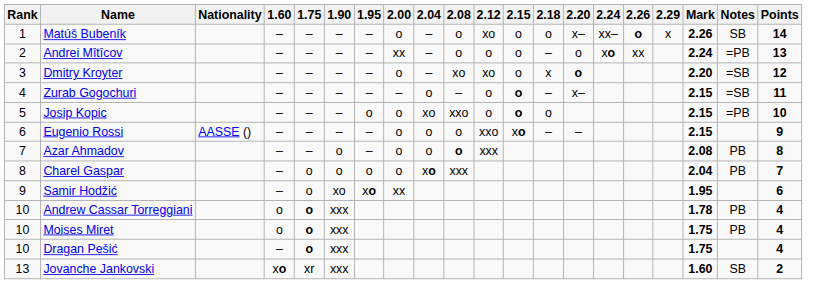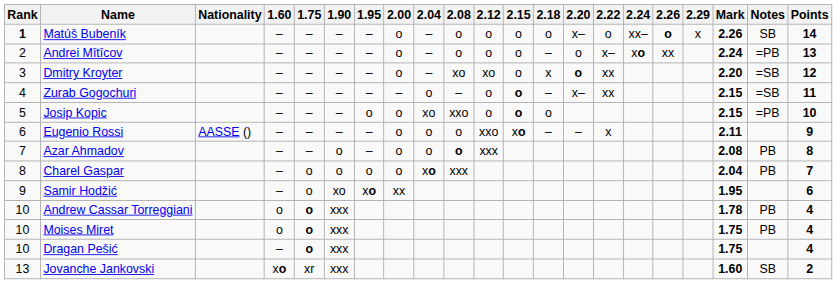+ column: (608, 15)
(22, 34) normal -> (22, 34) bold
(489, 34) xo -> (489, 34) o
(399, 54) xx -> (399, 54) o
(700, 132) 2.15 -> (730, 132) 2.11
